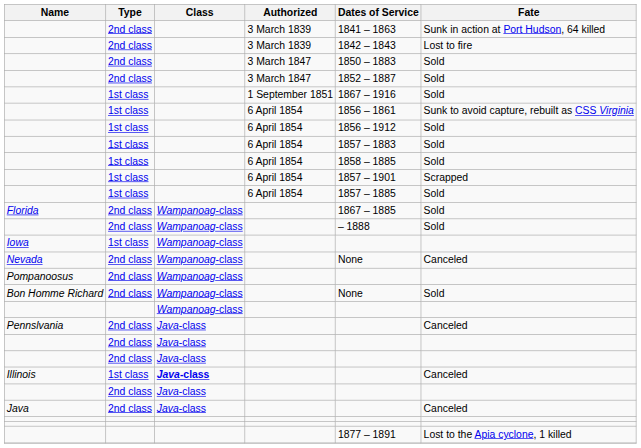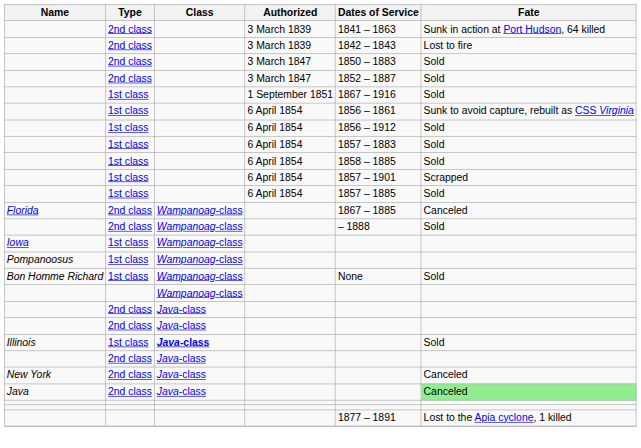(434, 210) Sold -> (446, 210) Canceled
- row: (25, 260)
(130, 276) 2nd class -> (128, 260) 1st class
(130, 293) 2nd class -> (128, 276) 1st class
- row: (35, 326)
(446, 375) Canceled -> (434, 342) Sold
+ row: (29, 375)
(446, 408) no background -> (446, 392) lightgreen background
